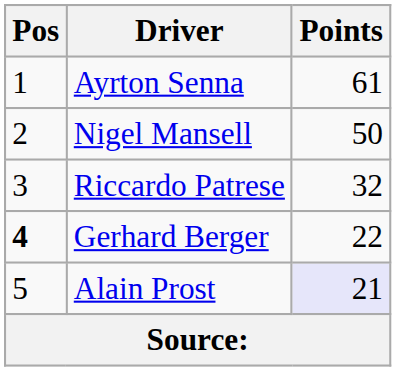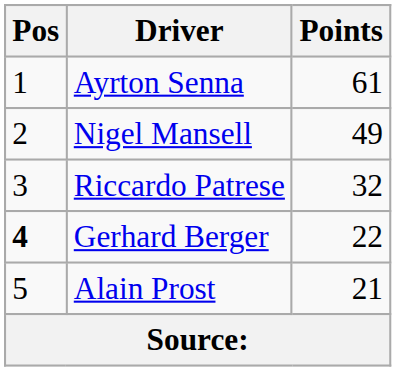(367, 133) 50 -> (367, 133) 49
(367, 288) lavender background -> (367, 288) no background
